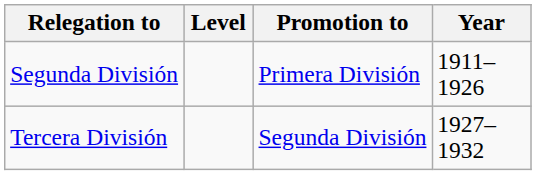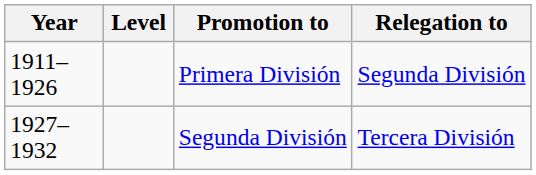columns swapped: (481, 23) <-> (94, 23)
